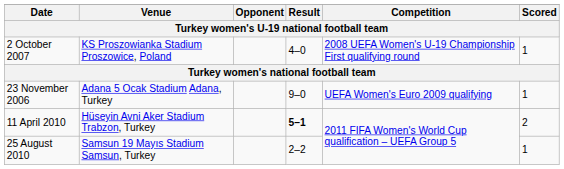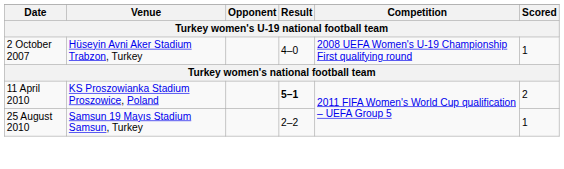(142, 50) KS Proszowianka Stadium Proszowice, Poland -> (130, 50) Hüseyin Avni Aker Stadium Trabzon, Turkey
- row: (37, 94)
(143, 122) Hüseyin Avni Aker Stadium Trabzon, Turkey -> (129, 94) KS Proszowianka Stadium Proszowice, Poland
